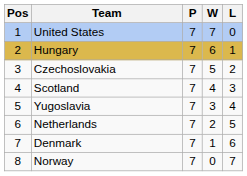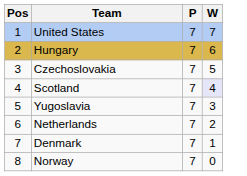- column: (233, 13)
(213, 87) no background -> (213, 87) lavender background
